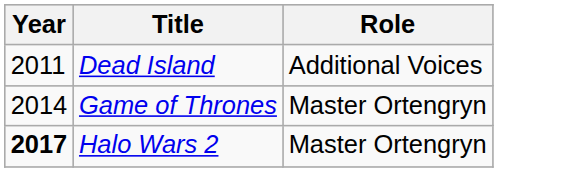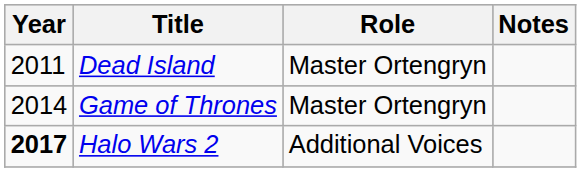+ column: (534, 24)
(386, 65) Additional Voices -> (388, 65) Master Ortengryn
(388, 145) Master Ortengryn -> (386, 145) Additional Voices
